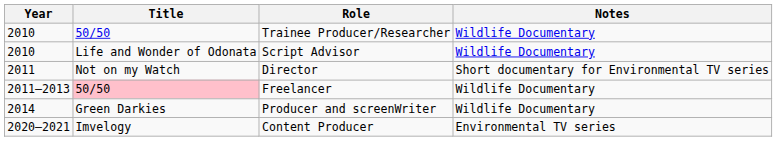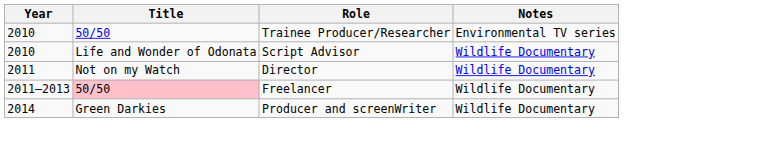(525, 33) Wildlife Documentary -> (536, 33) Environmental TV series
(612, 70) Short documentary for Environmental TV series -> (525, 70) Wildlife Documentary
- row: (318, 127)
